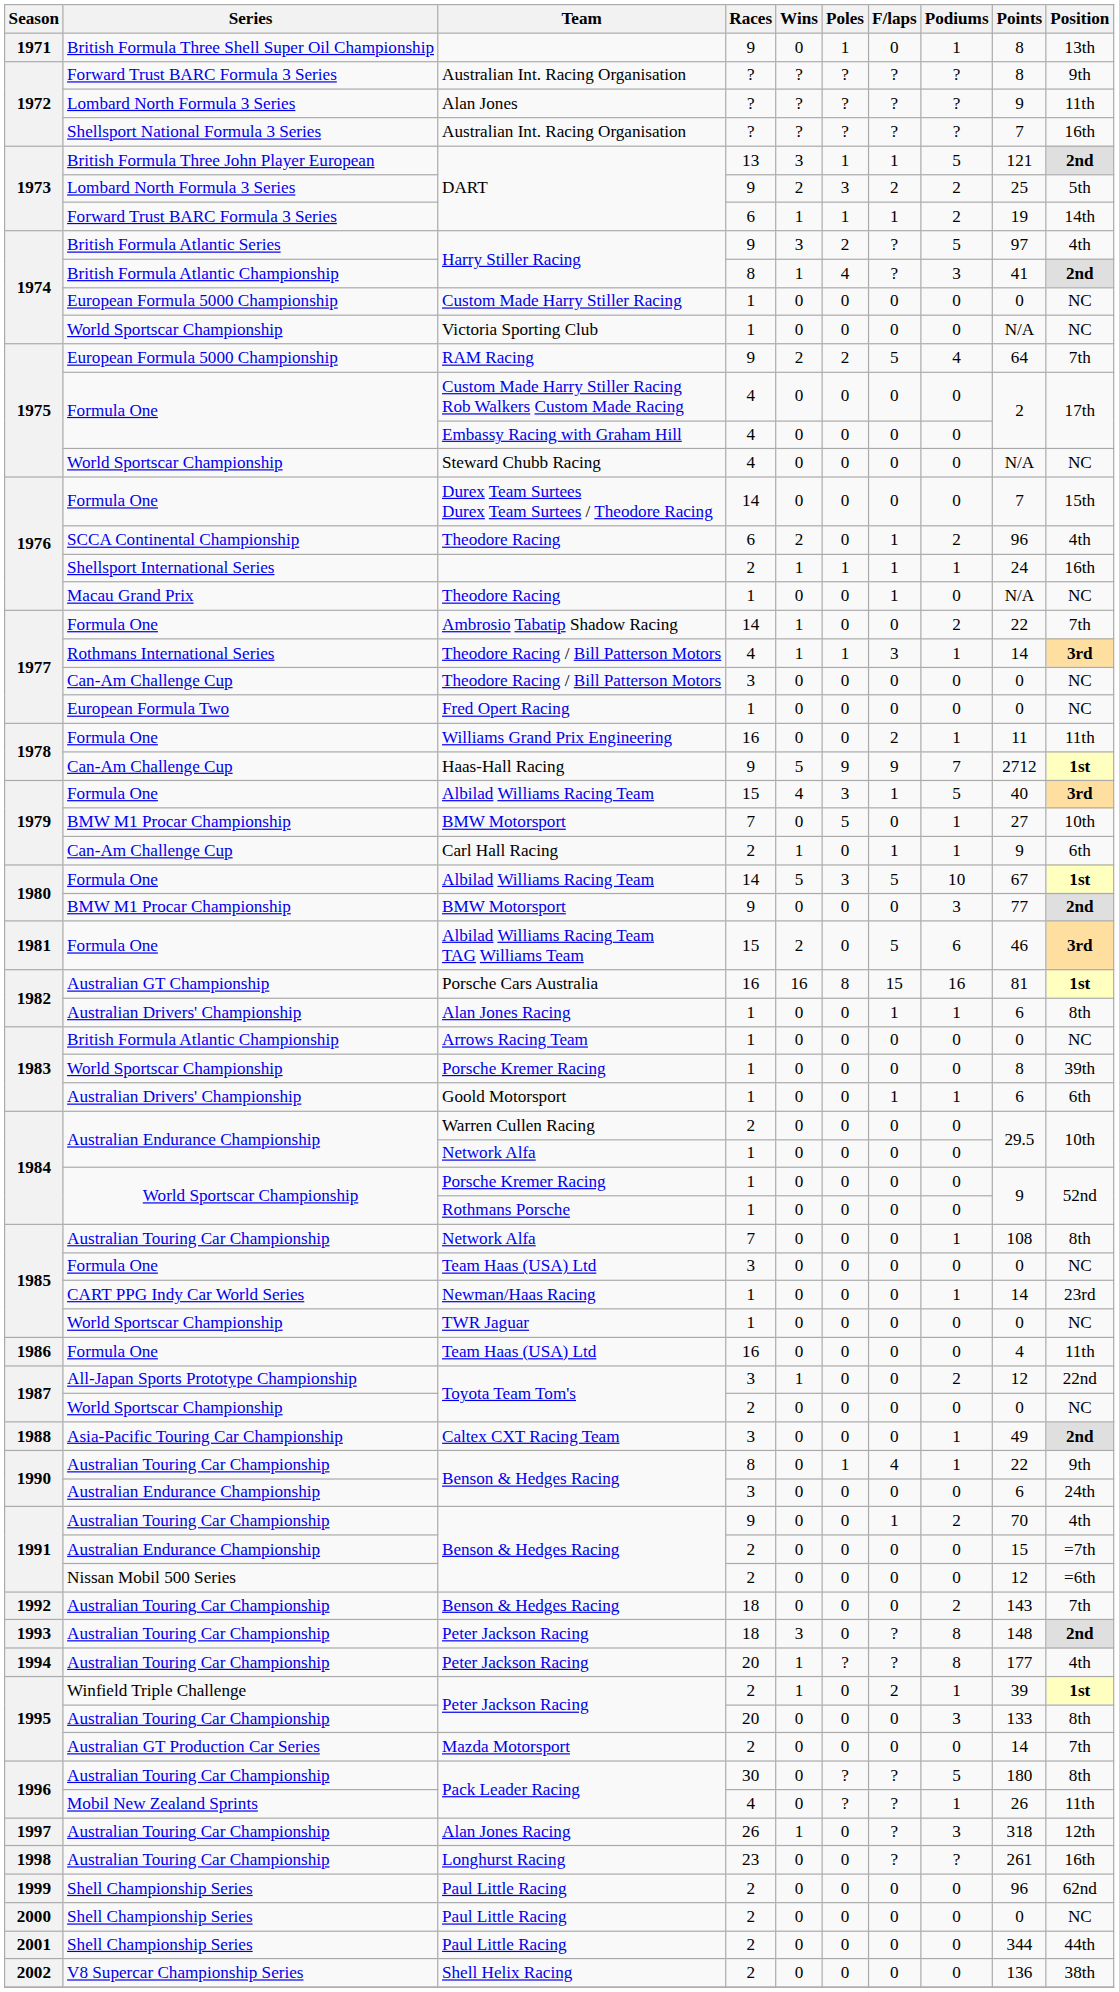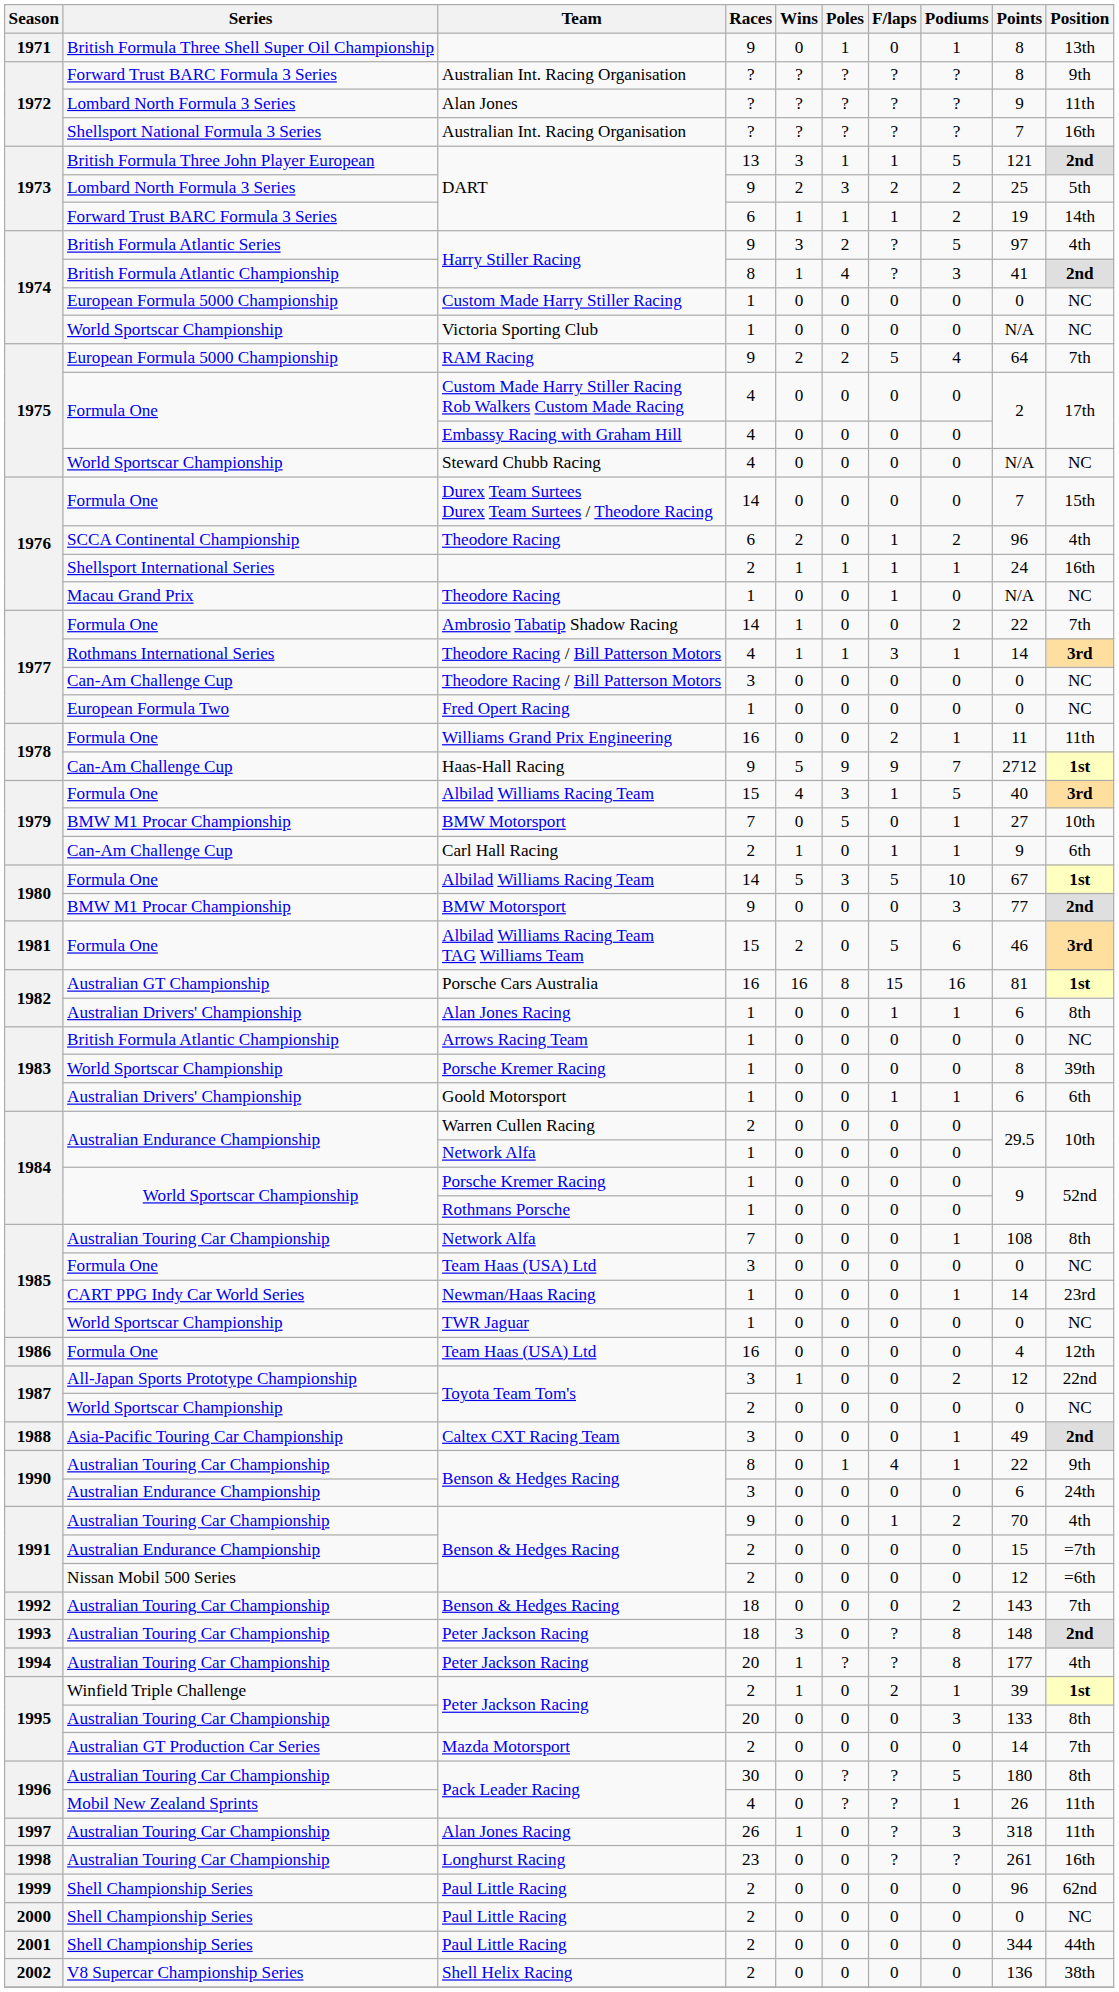(1080, 1351) 11th -> (1080, 1351) 12th
(1080, 1831) 12th -> (1080, 1831) 11th
